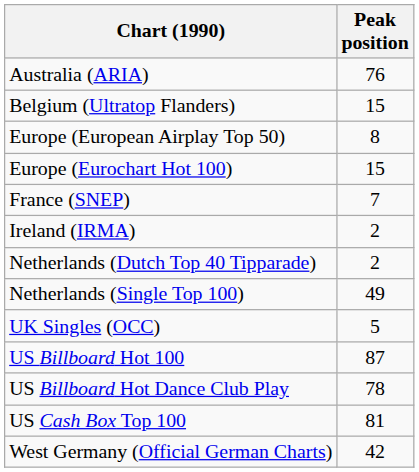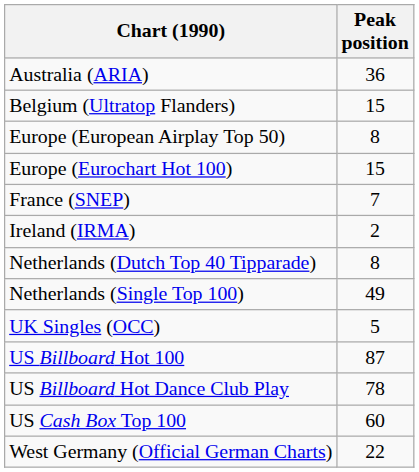(375, 74) 76 -> (375, 74) 36
(375, 262) 2 -> (375, 262) 8
(375, 420) 81 -> (375, 420) 60
(375, 451) 42 -> (375, 451) 22
